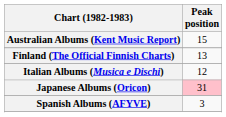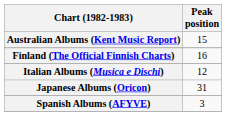(202, 55) 13 -> (202, 55) 16
(202, 87) pink background -> (202, 87) no background
